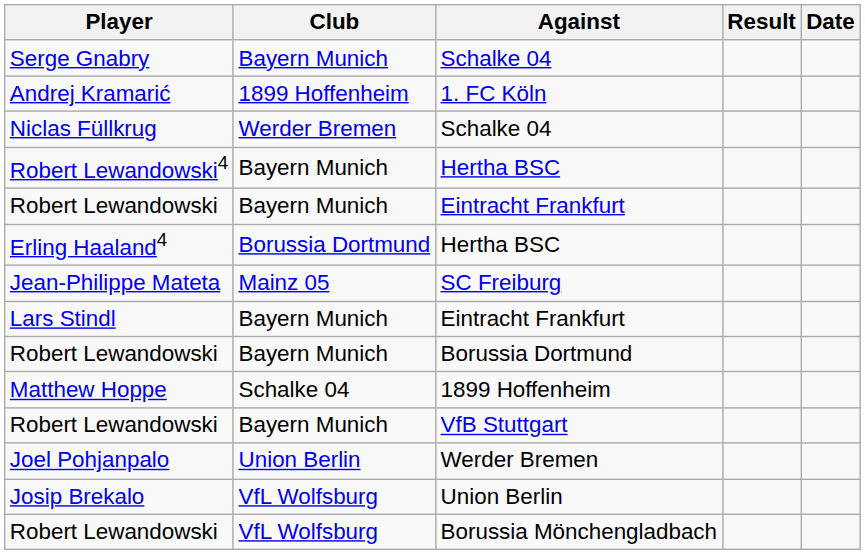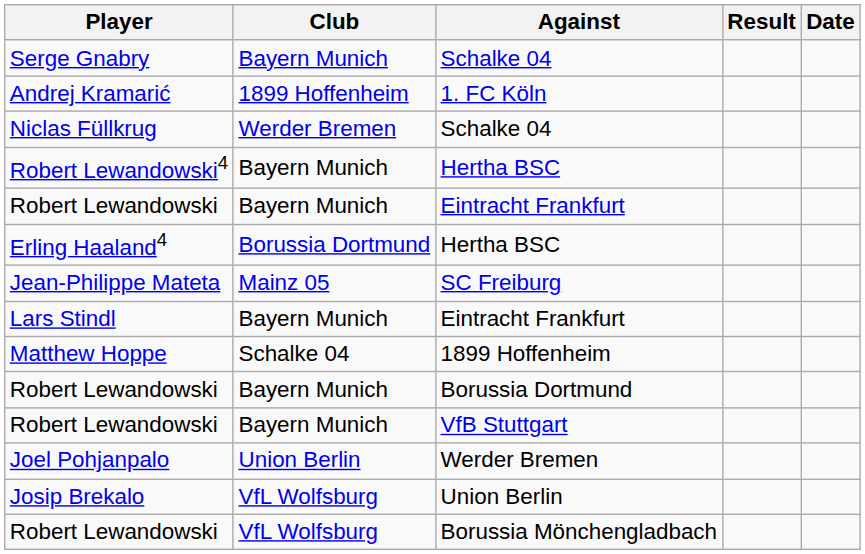rows swapped: (88, 389) <-> (114, 354)
